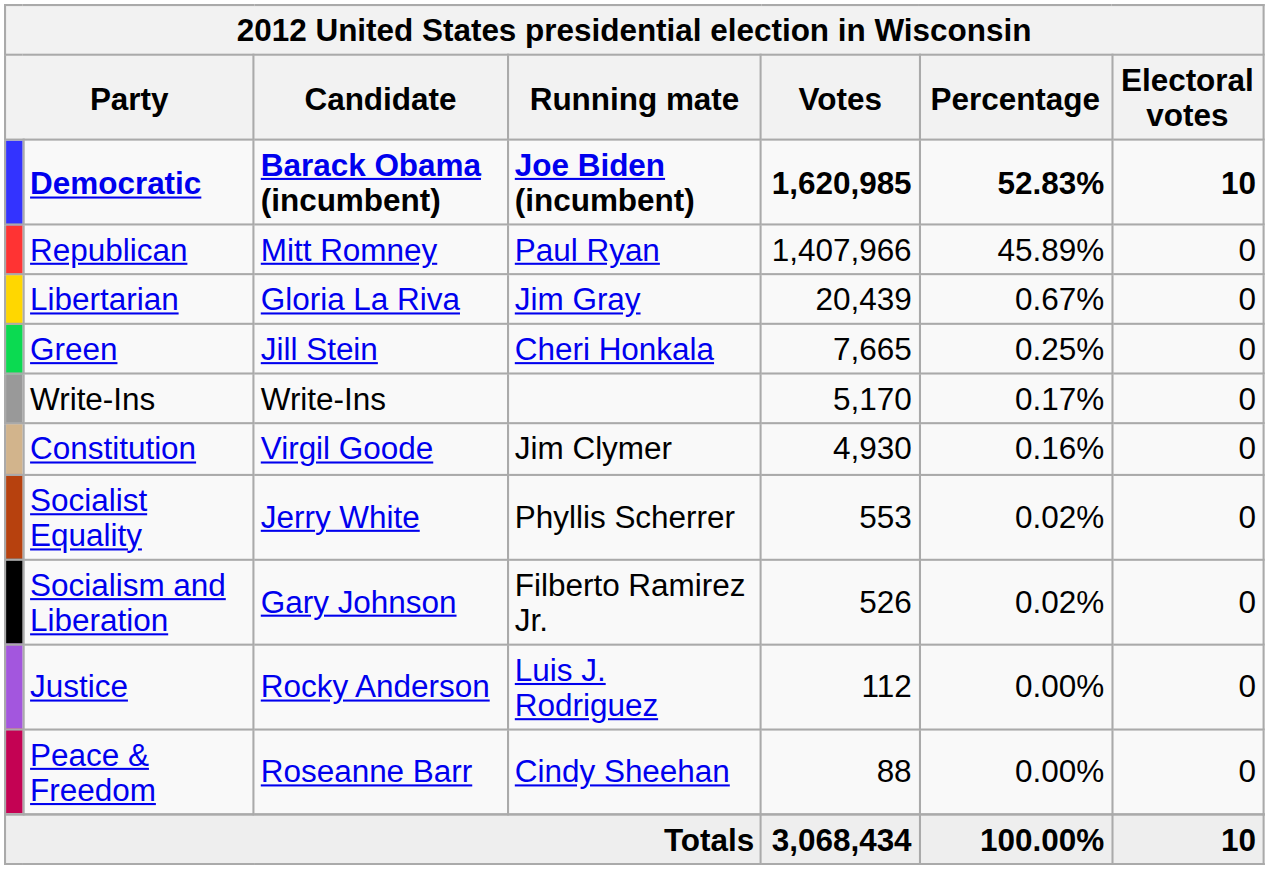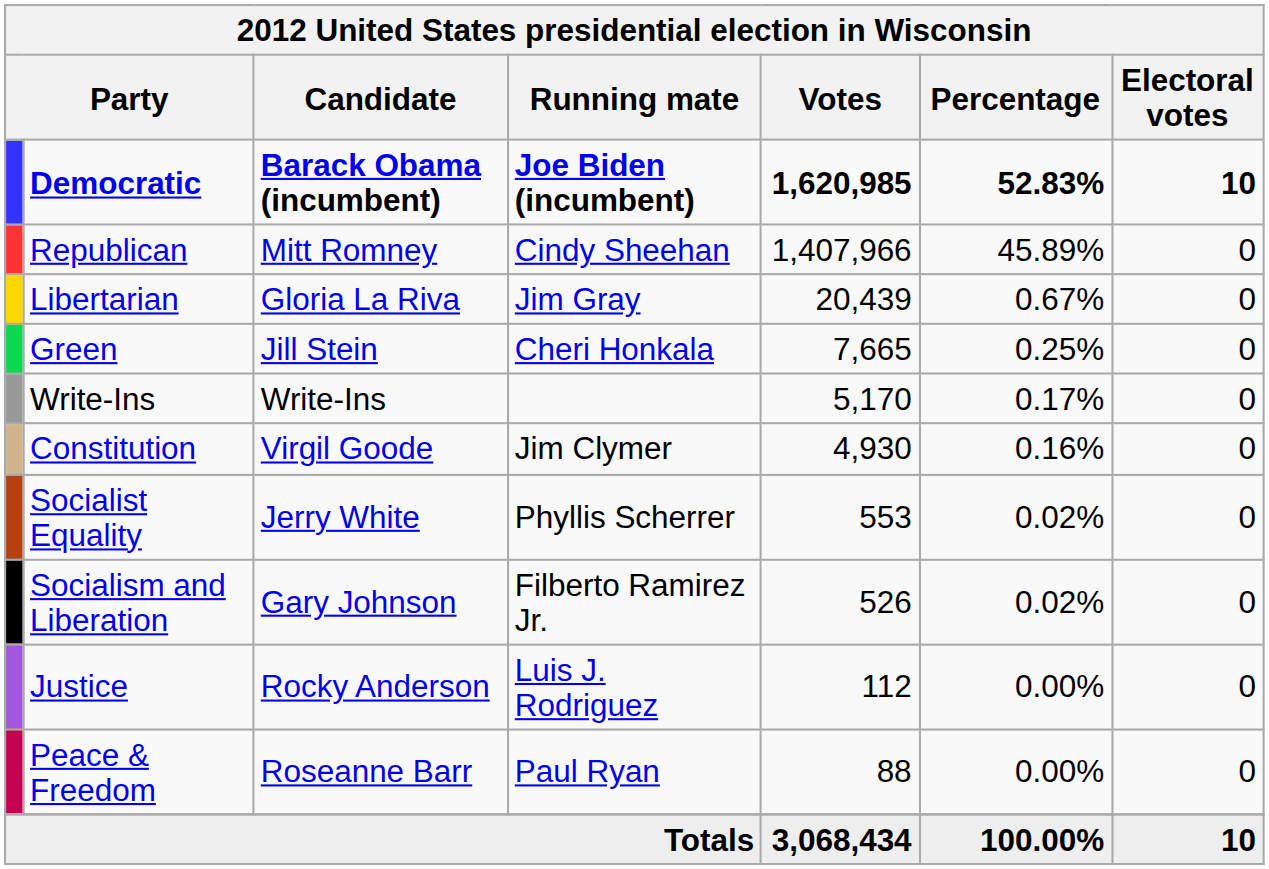(587, 250) Paul Ryan -> (622, 250) Cindy Sheehan
(622, 772) Cindy Sheehan -> (587, 772) Paul Ryan
